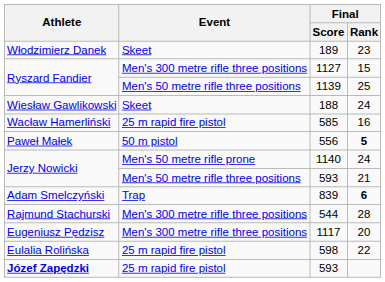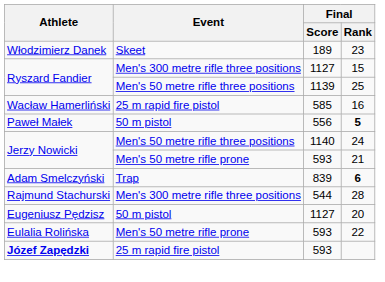- row: (62, 105)
(189, 159) Men's 50 metre rifle prone -> (205, 141) Men's 50 metre rifle three positions
(211, 178) Men's 50 metre rifle three positions -> (182, 159) Men's 50 metre rifle prone
(214, 232) Men's 300 metre rifle three positions -> (144, 214) 50 m pistol
(328, 232) 1117 -> (322, 214) 1127
(174, 250) 25 m rapid fire pistol -> (182, 232) Men's 50 metre rifle prone
(328, 250) 598 -> (322, 232) 593
